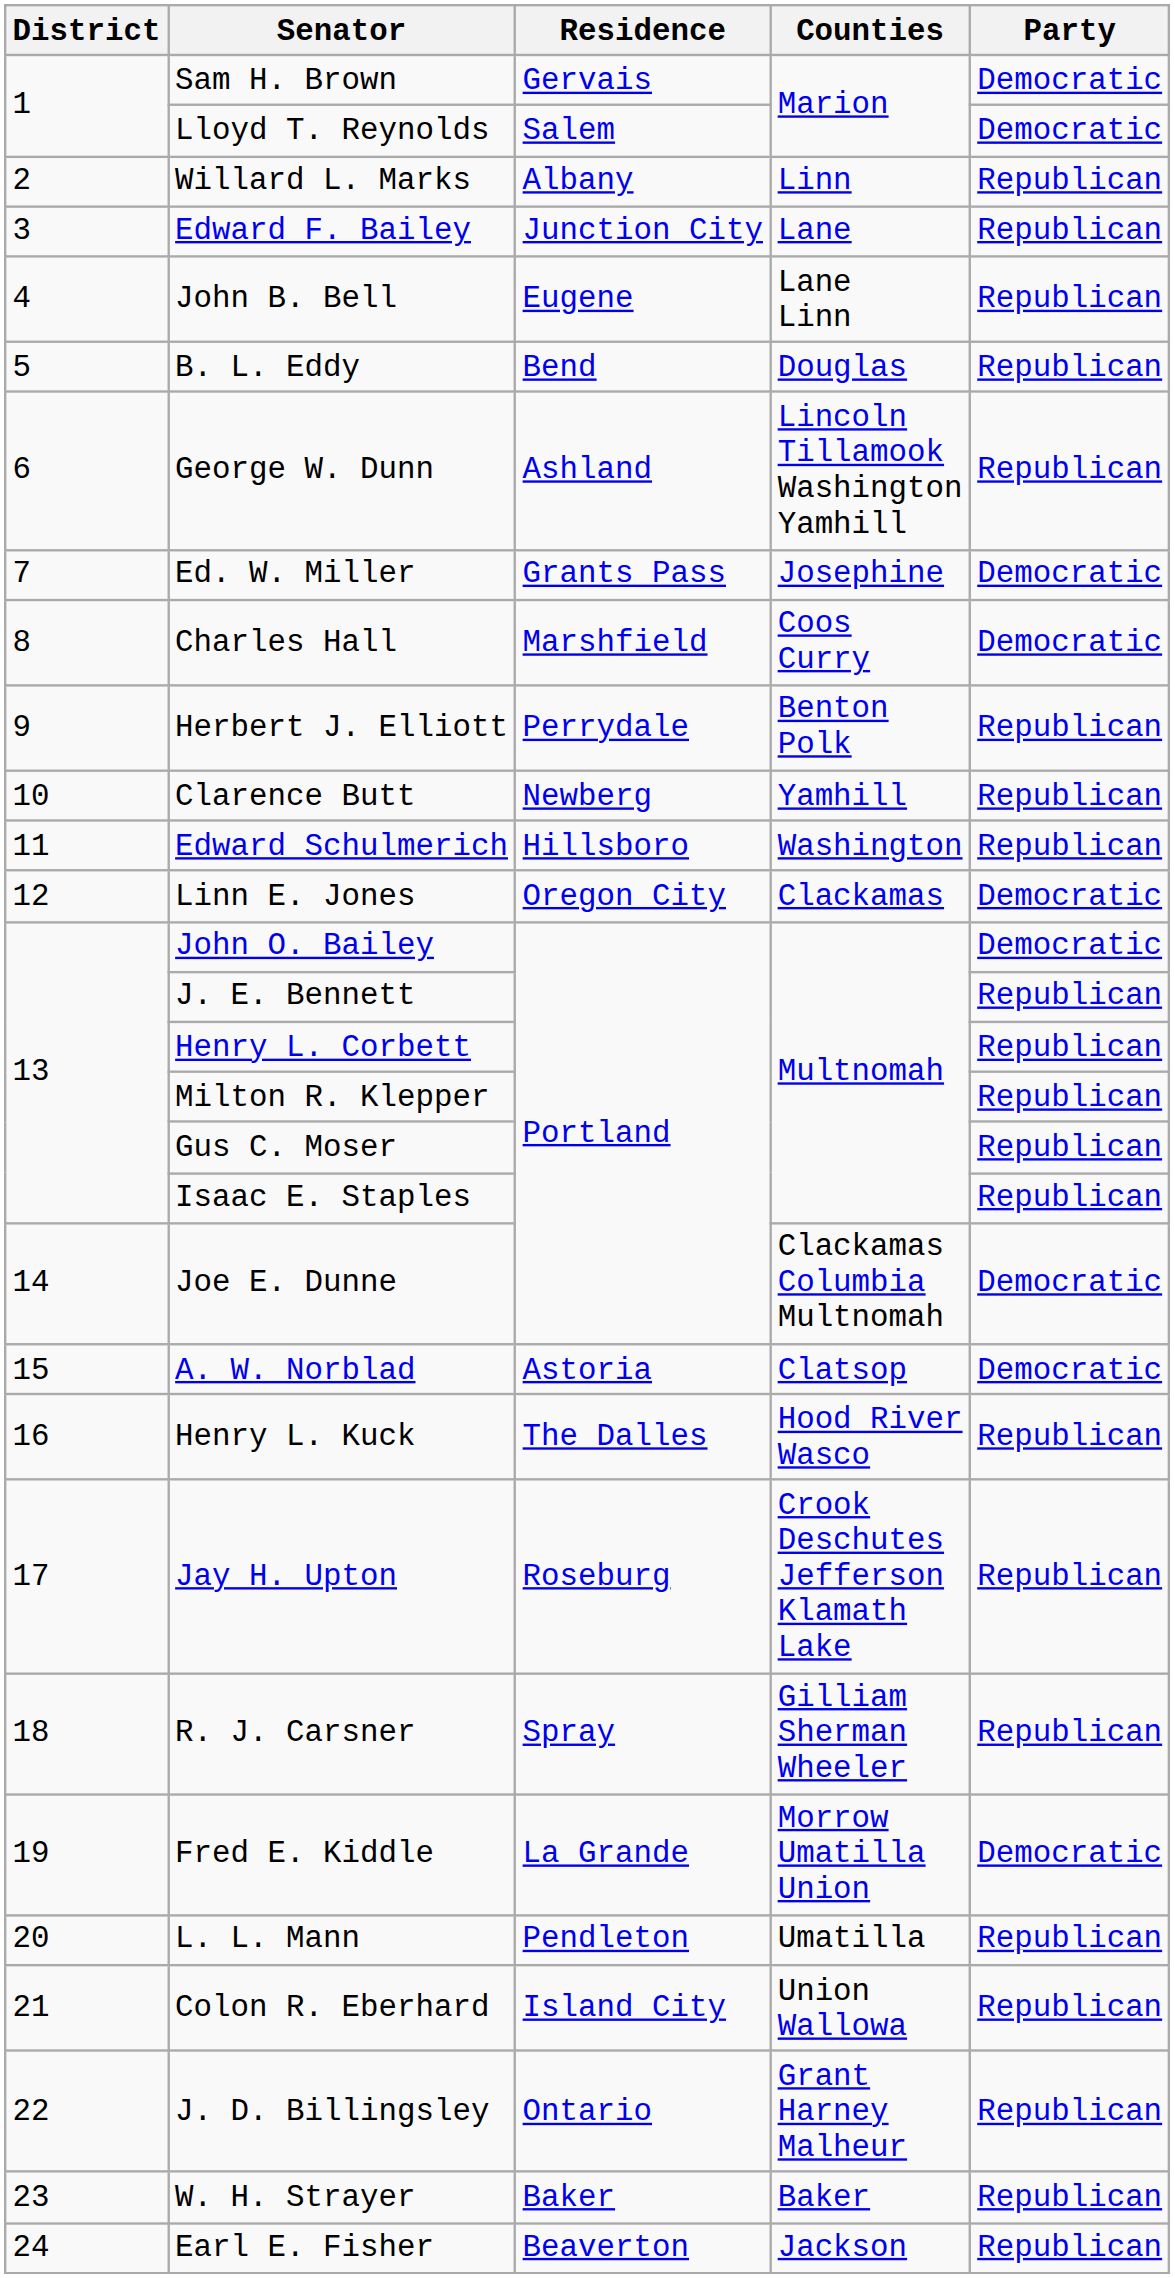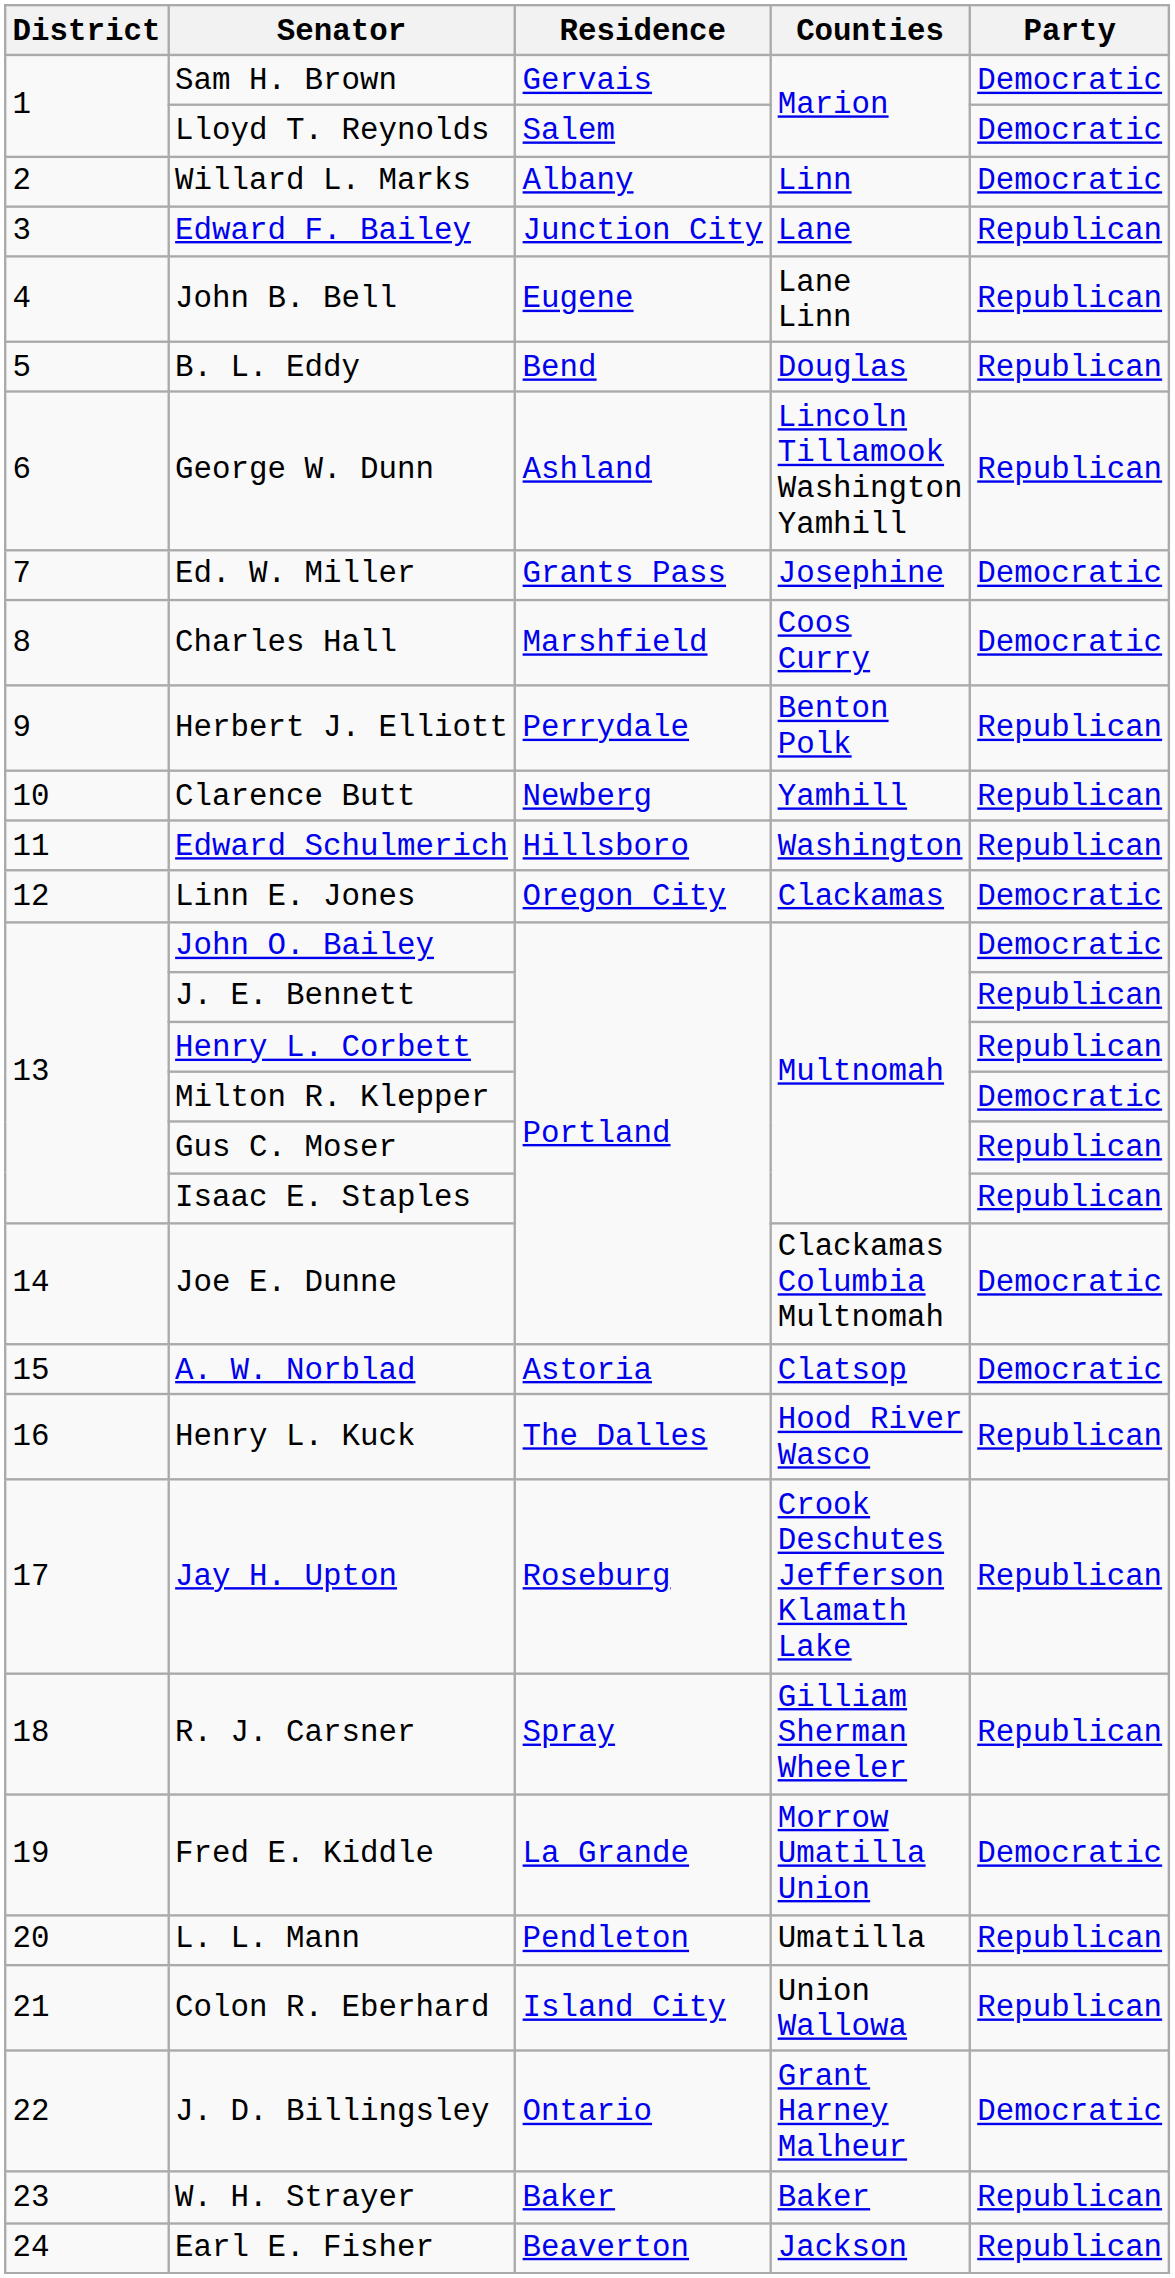(1070, 181) Republican -> (1070, 181) Democratic
(1070, 1097) Republican -> (1070, 1097) Democratic
(1070, 2112) Republican -> (1070, 2112) Democratic
